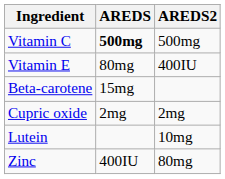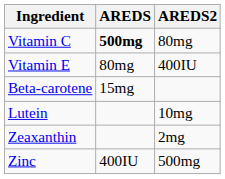(179, 40) 500mg -> (175, 40) 80mg
- row: (47, 112)
+ row: (42, 137)
(175, 161) 80mg -> (179, 161) 500mg
